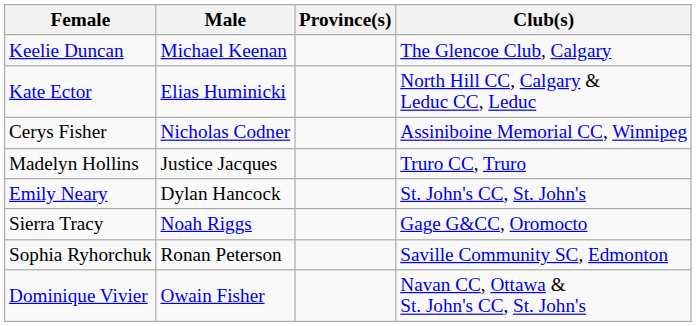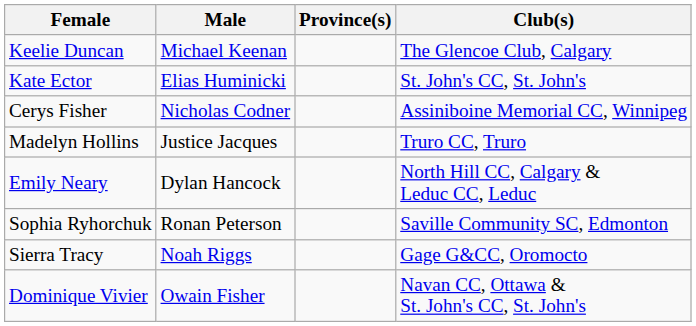(500, 91) North Hill CC, Calgary & Leduc CC, Leduc -> (493, 80) St. John's CC, St. John's
(493, 193) St. John's CC, St. John's -> (500, 182) North Hill CC, Calgary & Leduc CC, Leduc
rows swapped: (80, 254) <-> (56, 224)
